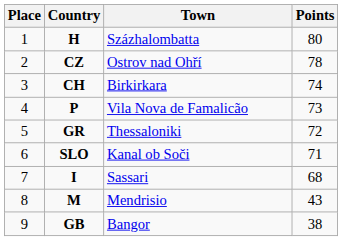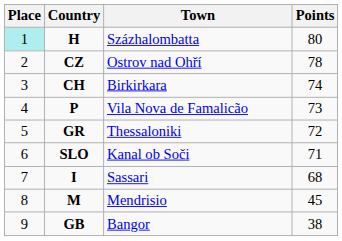(24, 39) no background -> (24, 39) paleturquoise background
(315, 200) 43 -> (315, 200) 45
